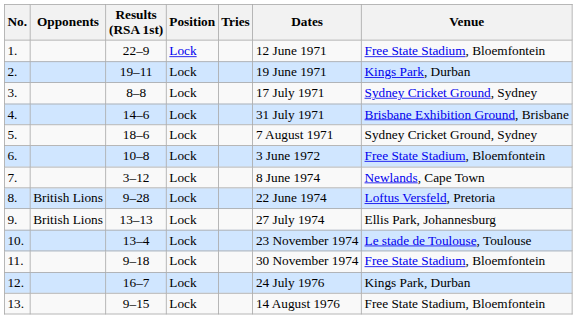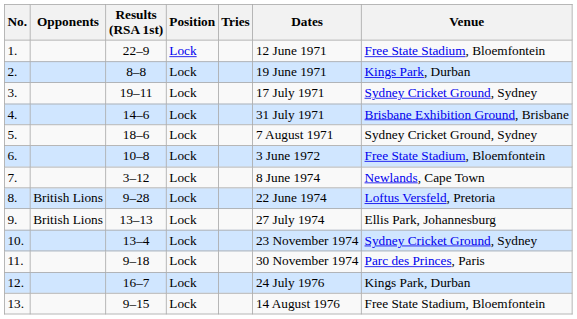(136, 72) 19–11 -> (136, 72) 8–8
(136, 93) 8–8 -> (136, 93) 19–11
(448, 240) Le stade de Toulouse, Toulouse -> (451, 240) Sydney Cricket Ground, Sydney
(455, 261) Free State Stadium, Bloemfontein -> (425, 261) Parc des Princes, Paris
